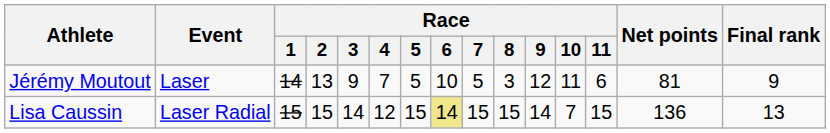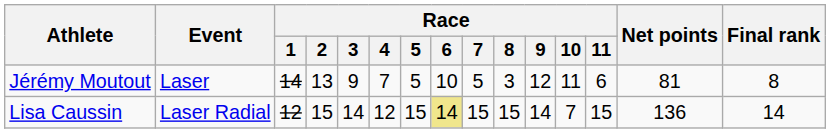(774, 81) 9 -> (774, 81) 8
(291, 112) 15 -> (291, 112) 12
(774, 112) 13 -> (774, 112) 14
